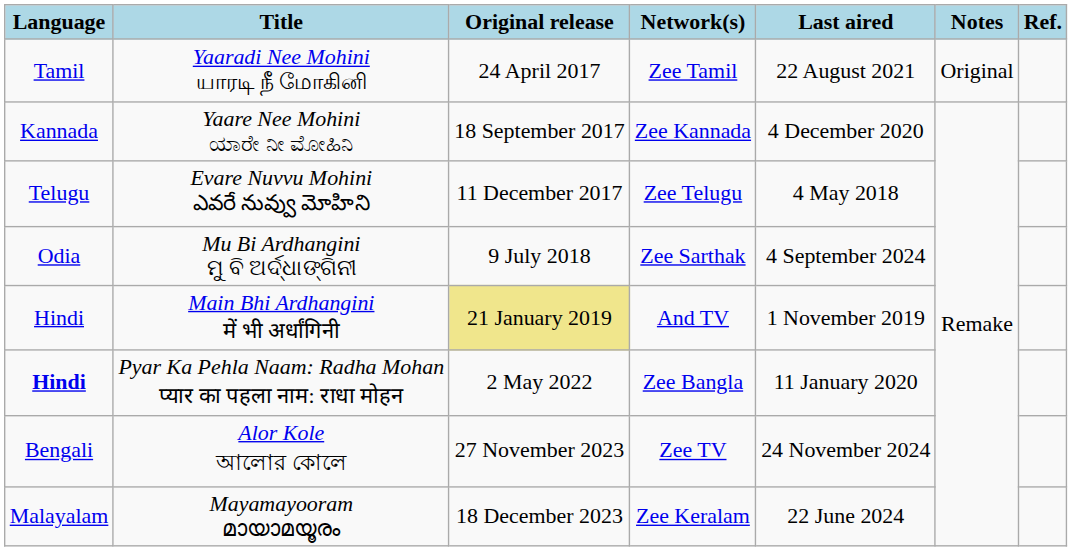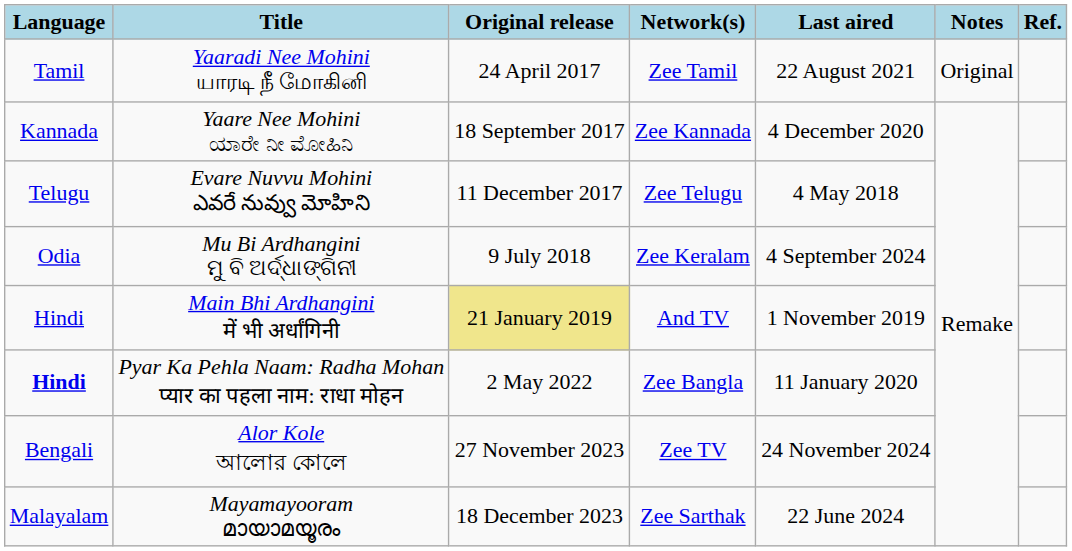(693, 255) Zee Sarthak -> (693, 255) Zee Keralam
(693, 516) Zee Keralam -> (693, 516) Zee Sarthak
